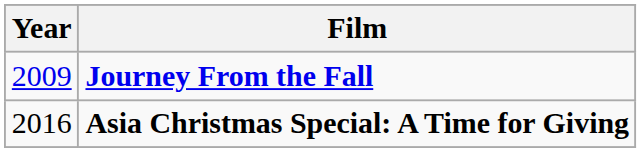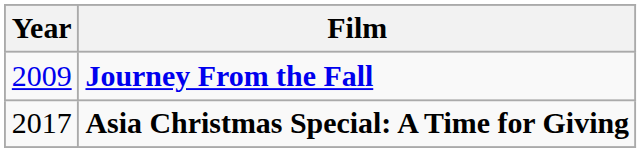(42, 123) 2016 -> (42, 123) 2017
